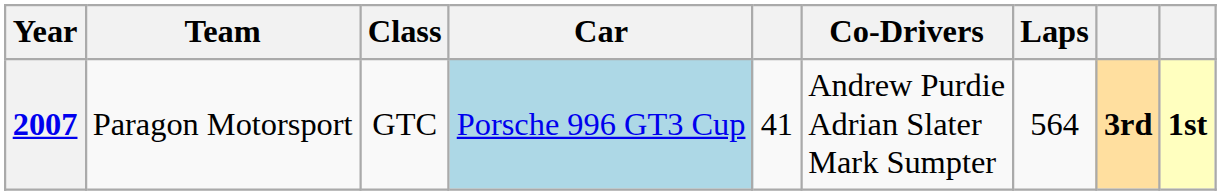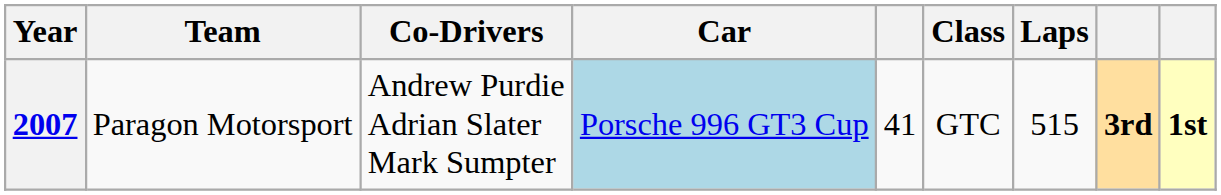columns swapped: (907, 31) <-> (405, 31)
(1055, 123) 564 -> (1055, 123) 515
